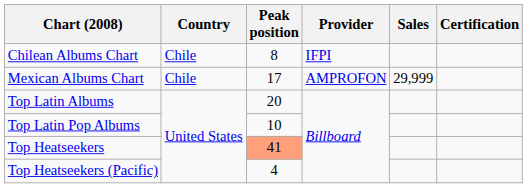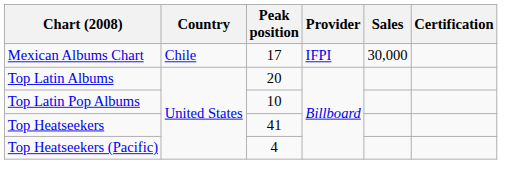- row: (73, 55)
(346, 78) AMPROFON -> (318, 55) IFPI
(413, 78) 29,999 -> (388, 55) 30,000
(274, 147) lightsalmon background -> (274, 124) no background
